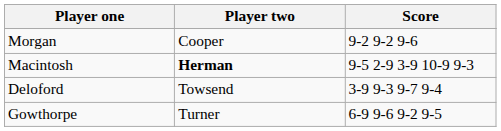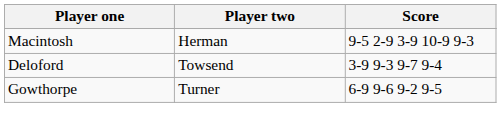- row: (32, 41)
(206, 65) bold -> (203, 41) normal
